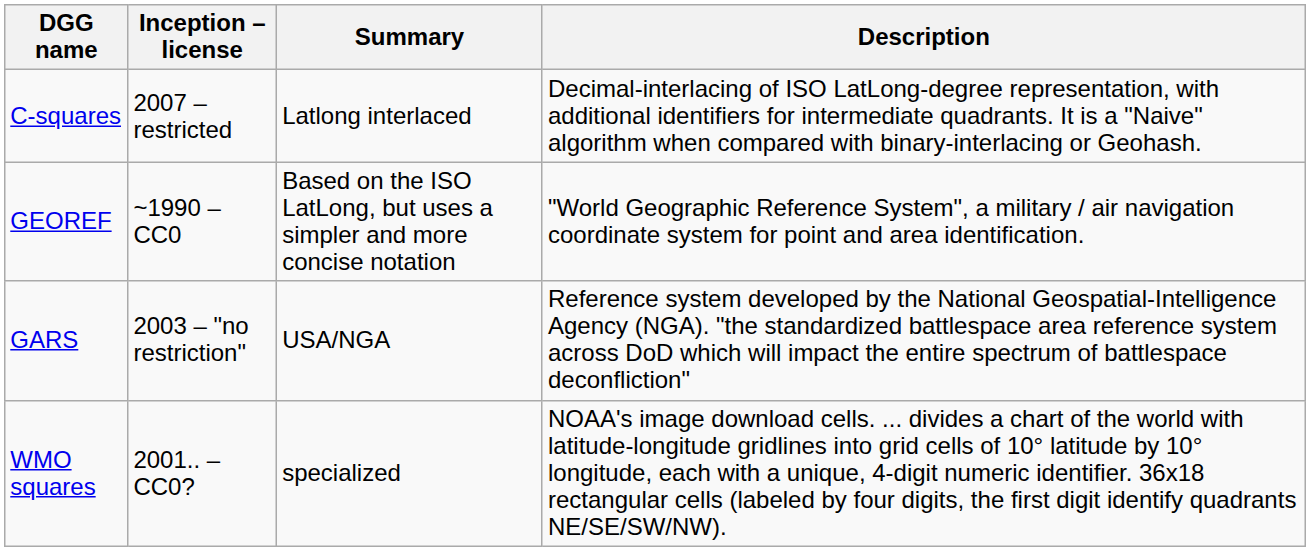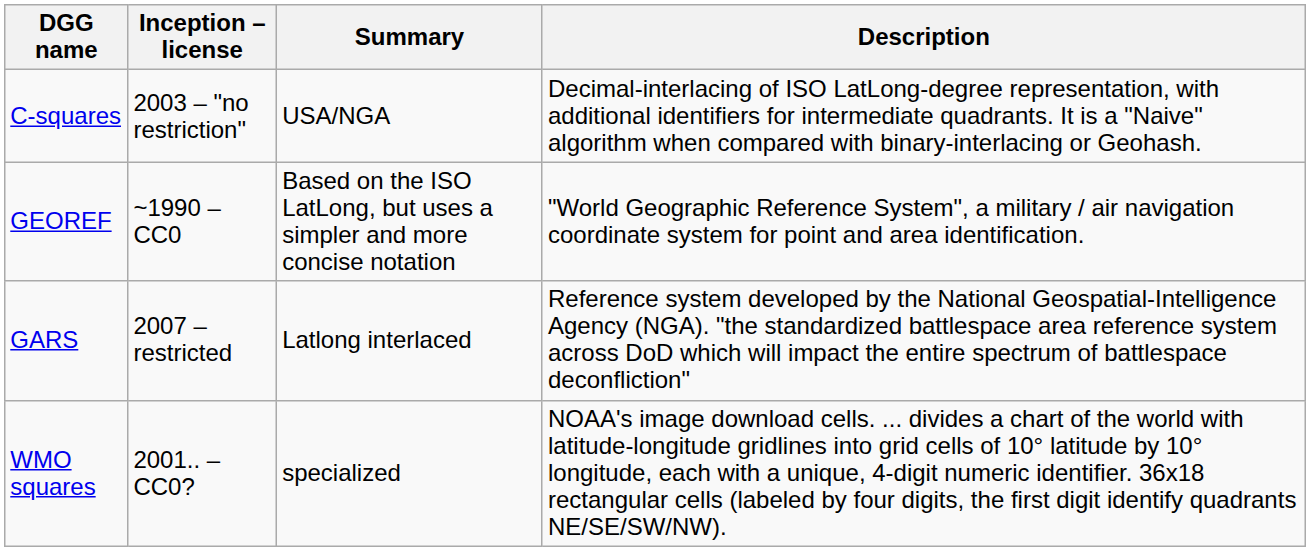(183, 115) 2007 – restricted -> (191, 115) 2003 – "no restriction"
(377, 115) Latlong interlaced -> (336, 115) USA/NGA
(191, 340) 2003 – "no restriction" -> (183, 340) 2007 – restricted
(336, 340) USA/NGA -> (377, 340) Latlong interlaced
